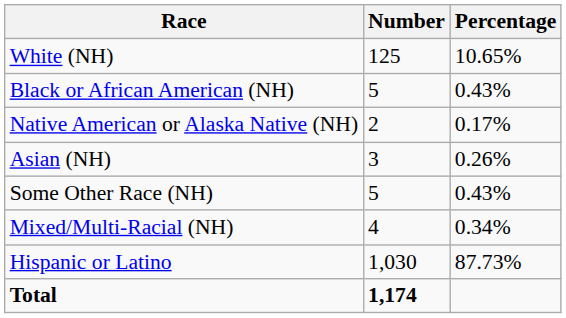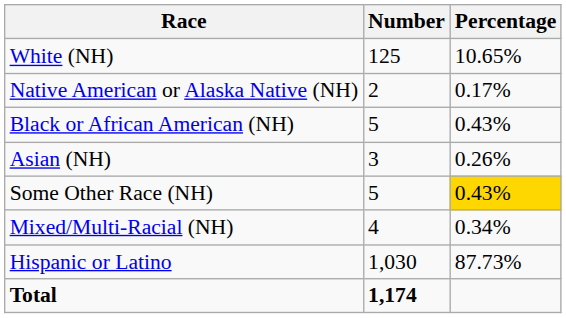rows swapped: (152, 90) <-> (184, 124)
(483, 192) no background -> (483, 192) gold background
